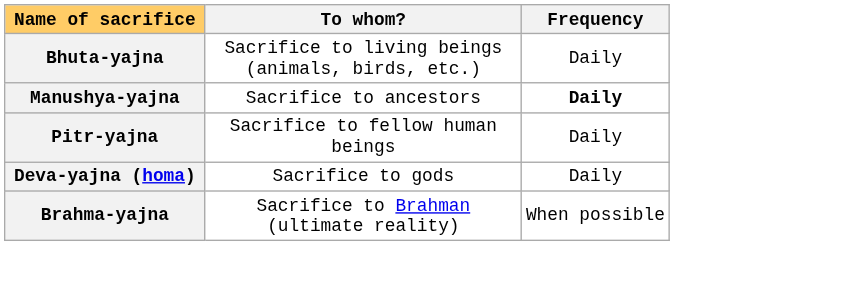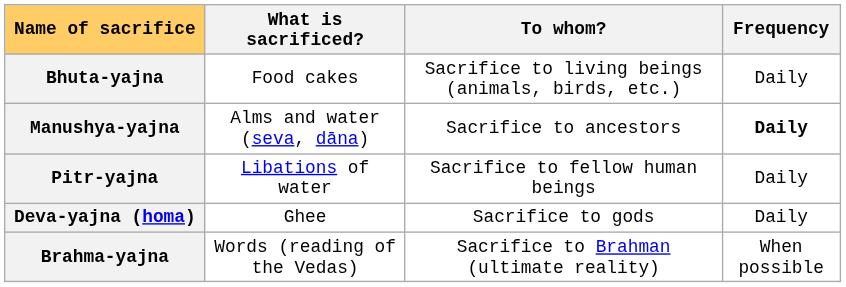+ column: (305, 29)
